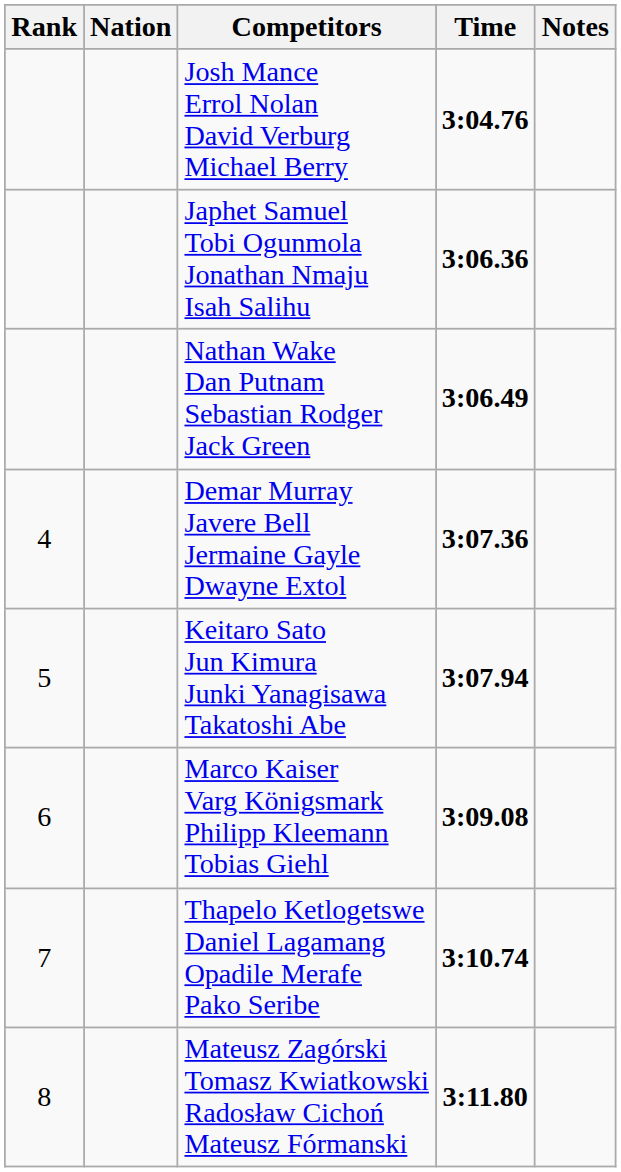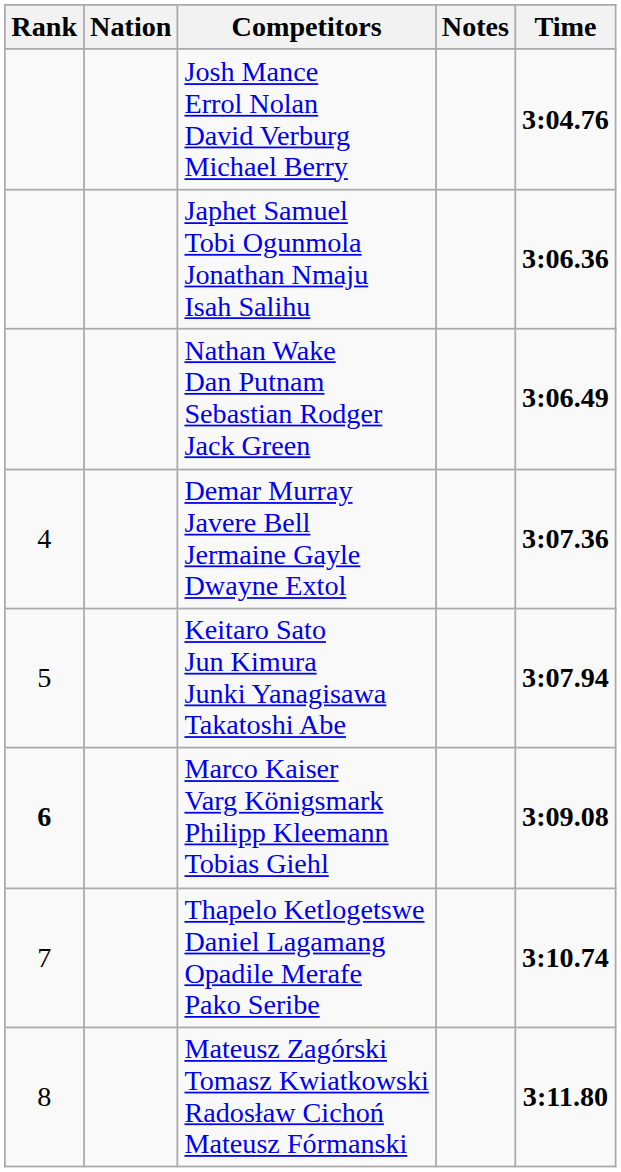columns swapped: (485, 26) <-> (575, 26)
(44, 817) normal -> (44, 817) bold
